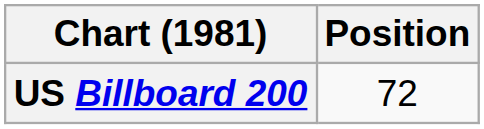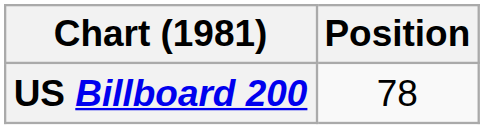(397, 92) 72 -> (397, 92) 78
